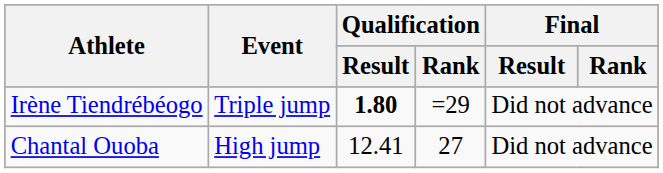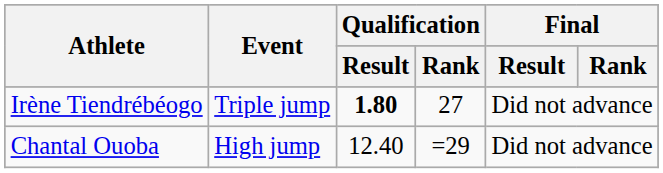(451, 106) =29 -> (451, 106) 27
(376, 147) 12.41 -> (376, 147) 12.40
(451, 147) 27 -> (451, 147) =29
